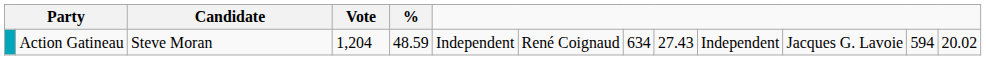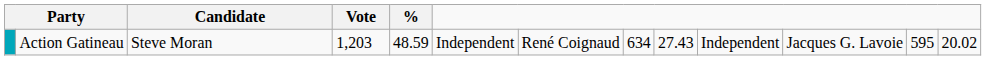(354, 42) 1,204 -> (354, 42) 1,203
(922, 42) 594 -> (922, 42) 595
